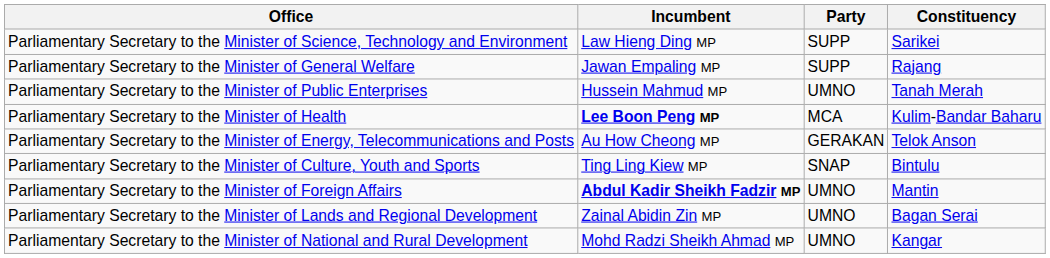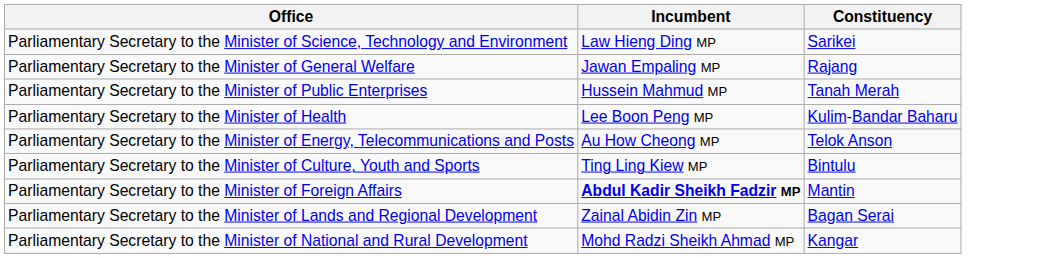- column: (846, 16)
(650, 116) bold -> (647, 116) normal
